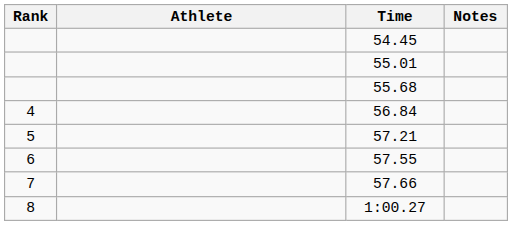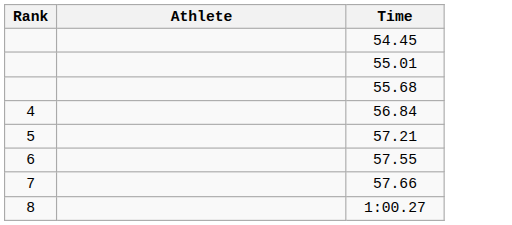- column: (475, 17)
